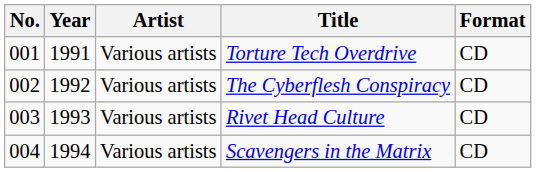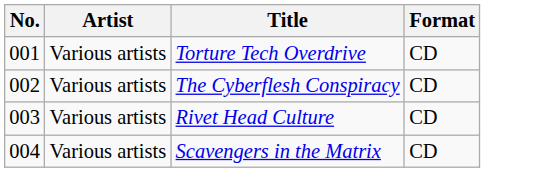- column: (70, 20)
